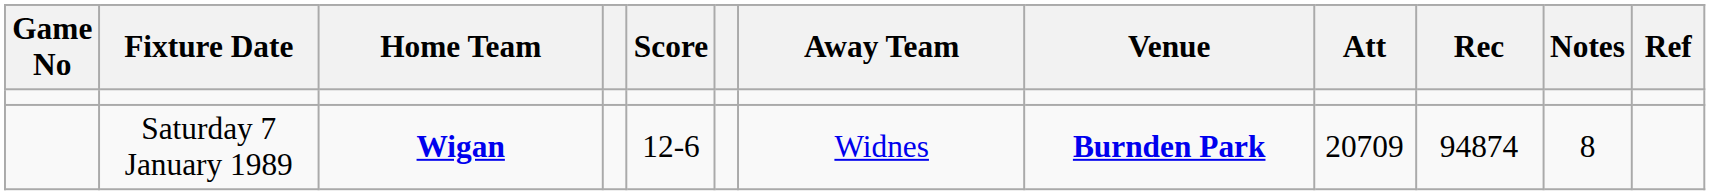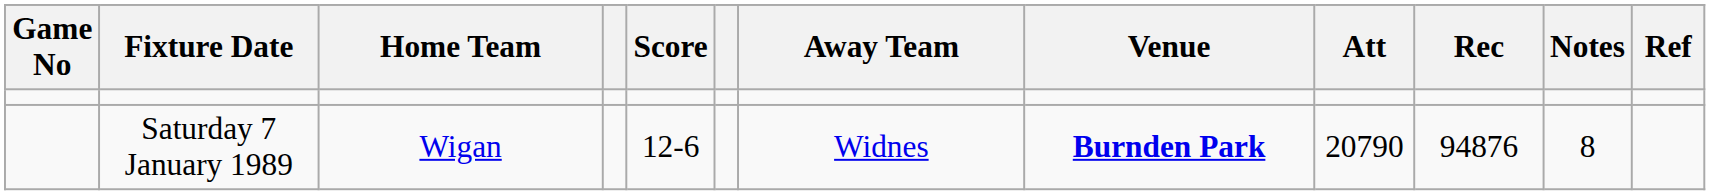(461, 146) bold -> (461, 146) normal
(1364, 146) 20709 -> (1364, 146) 20790
(1479, 146) 94874 -> (1479, 146) 94876
